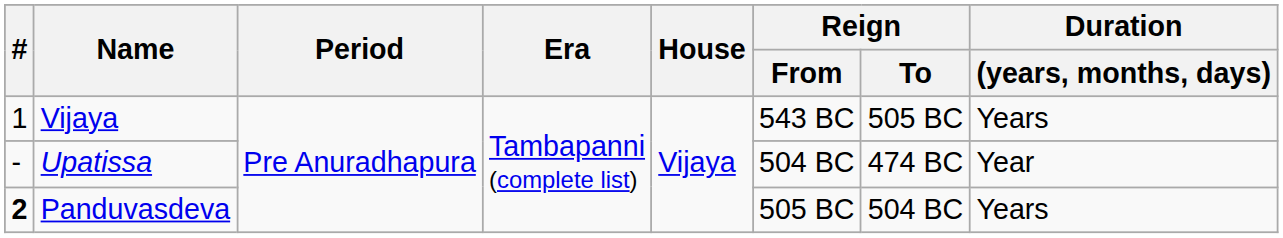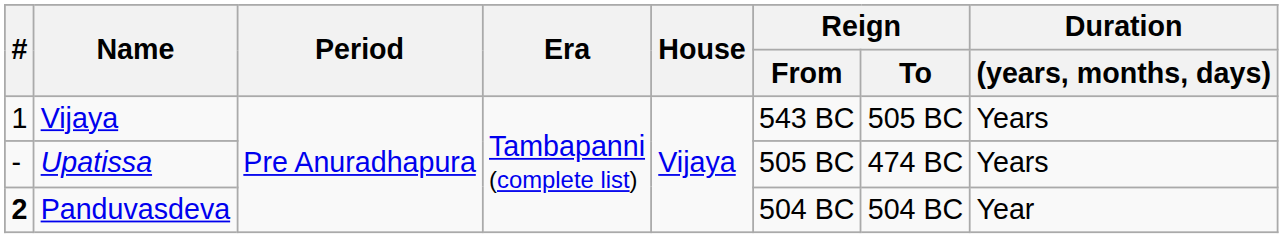(807, 163) 504 BC -> (807, 163) 505 BC
(1005, 163) Year -> (1013, 163) Years
(807, 208) 505 BC -> (807, 208) 504 BC
(1013, 208) Years -> (1005, 208) Year
